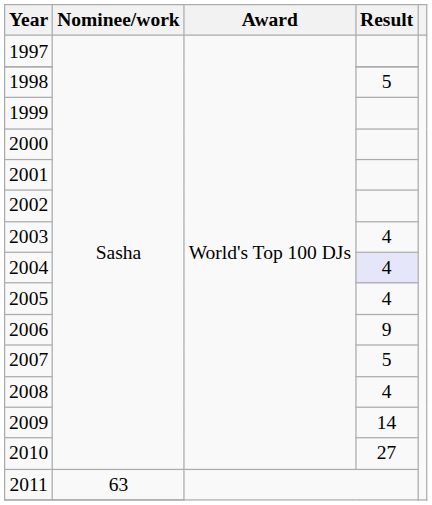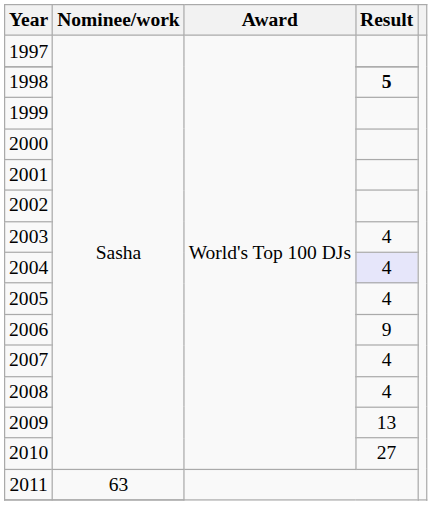(387, 81) normal -> (387, 81) bold
(387, 360) 5 -> (387, 360) 4
(387, 422) 14 -> (387, 422) 13
